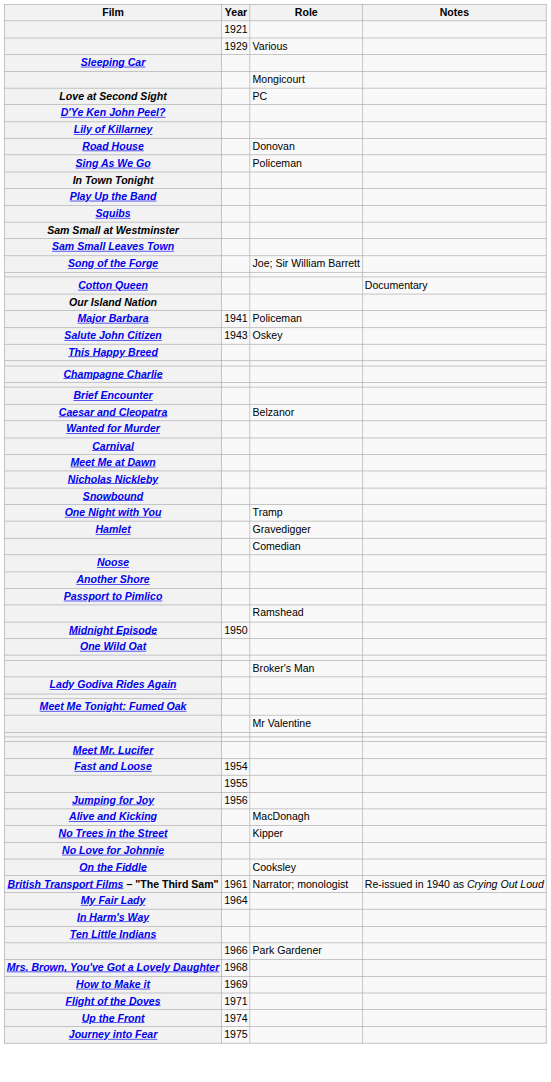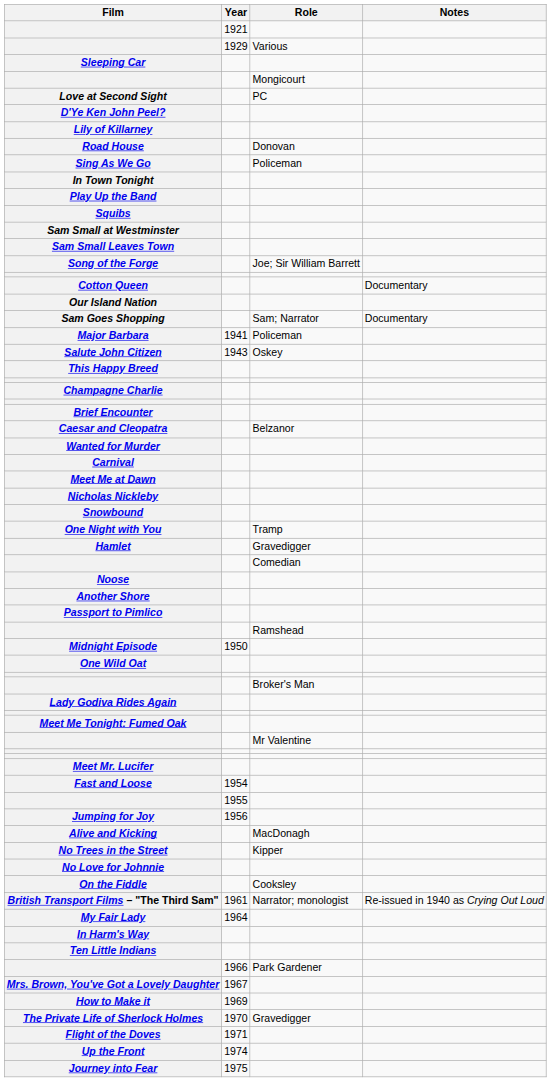+ row: (113, 319)
(236, 968) 1968 -> (236, 984) 1967
+ row: (113, 1018)
